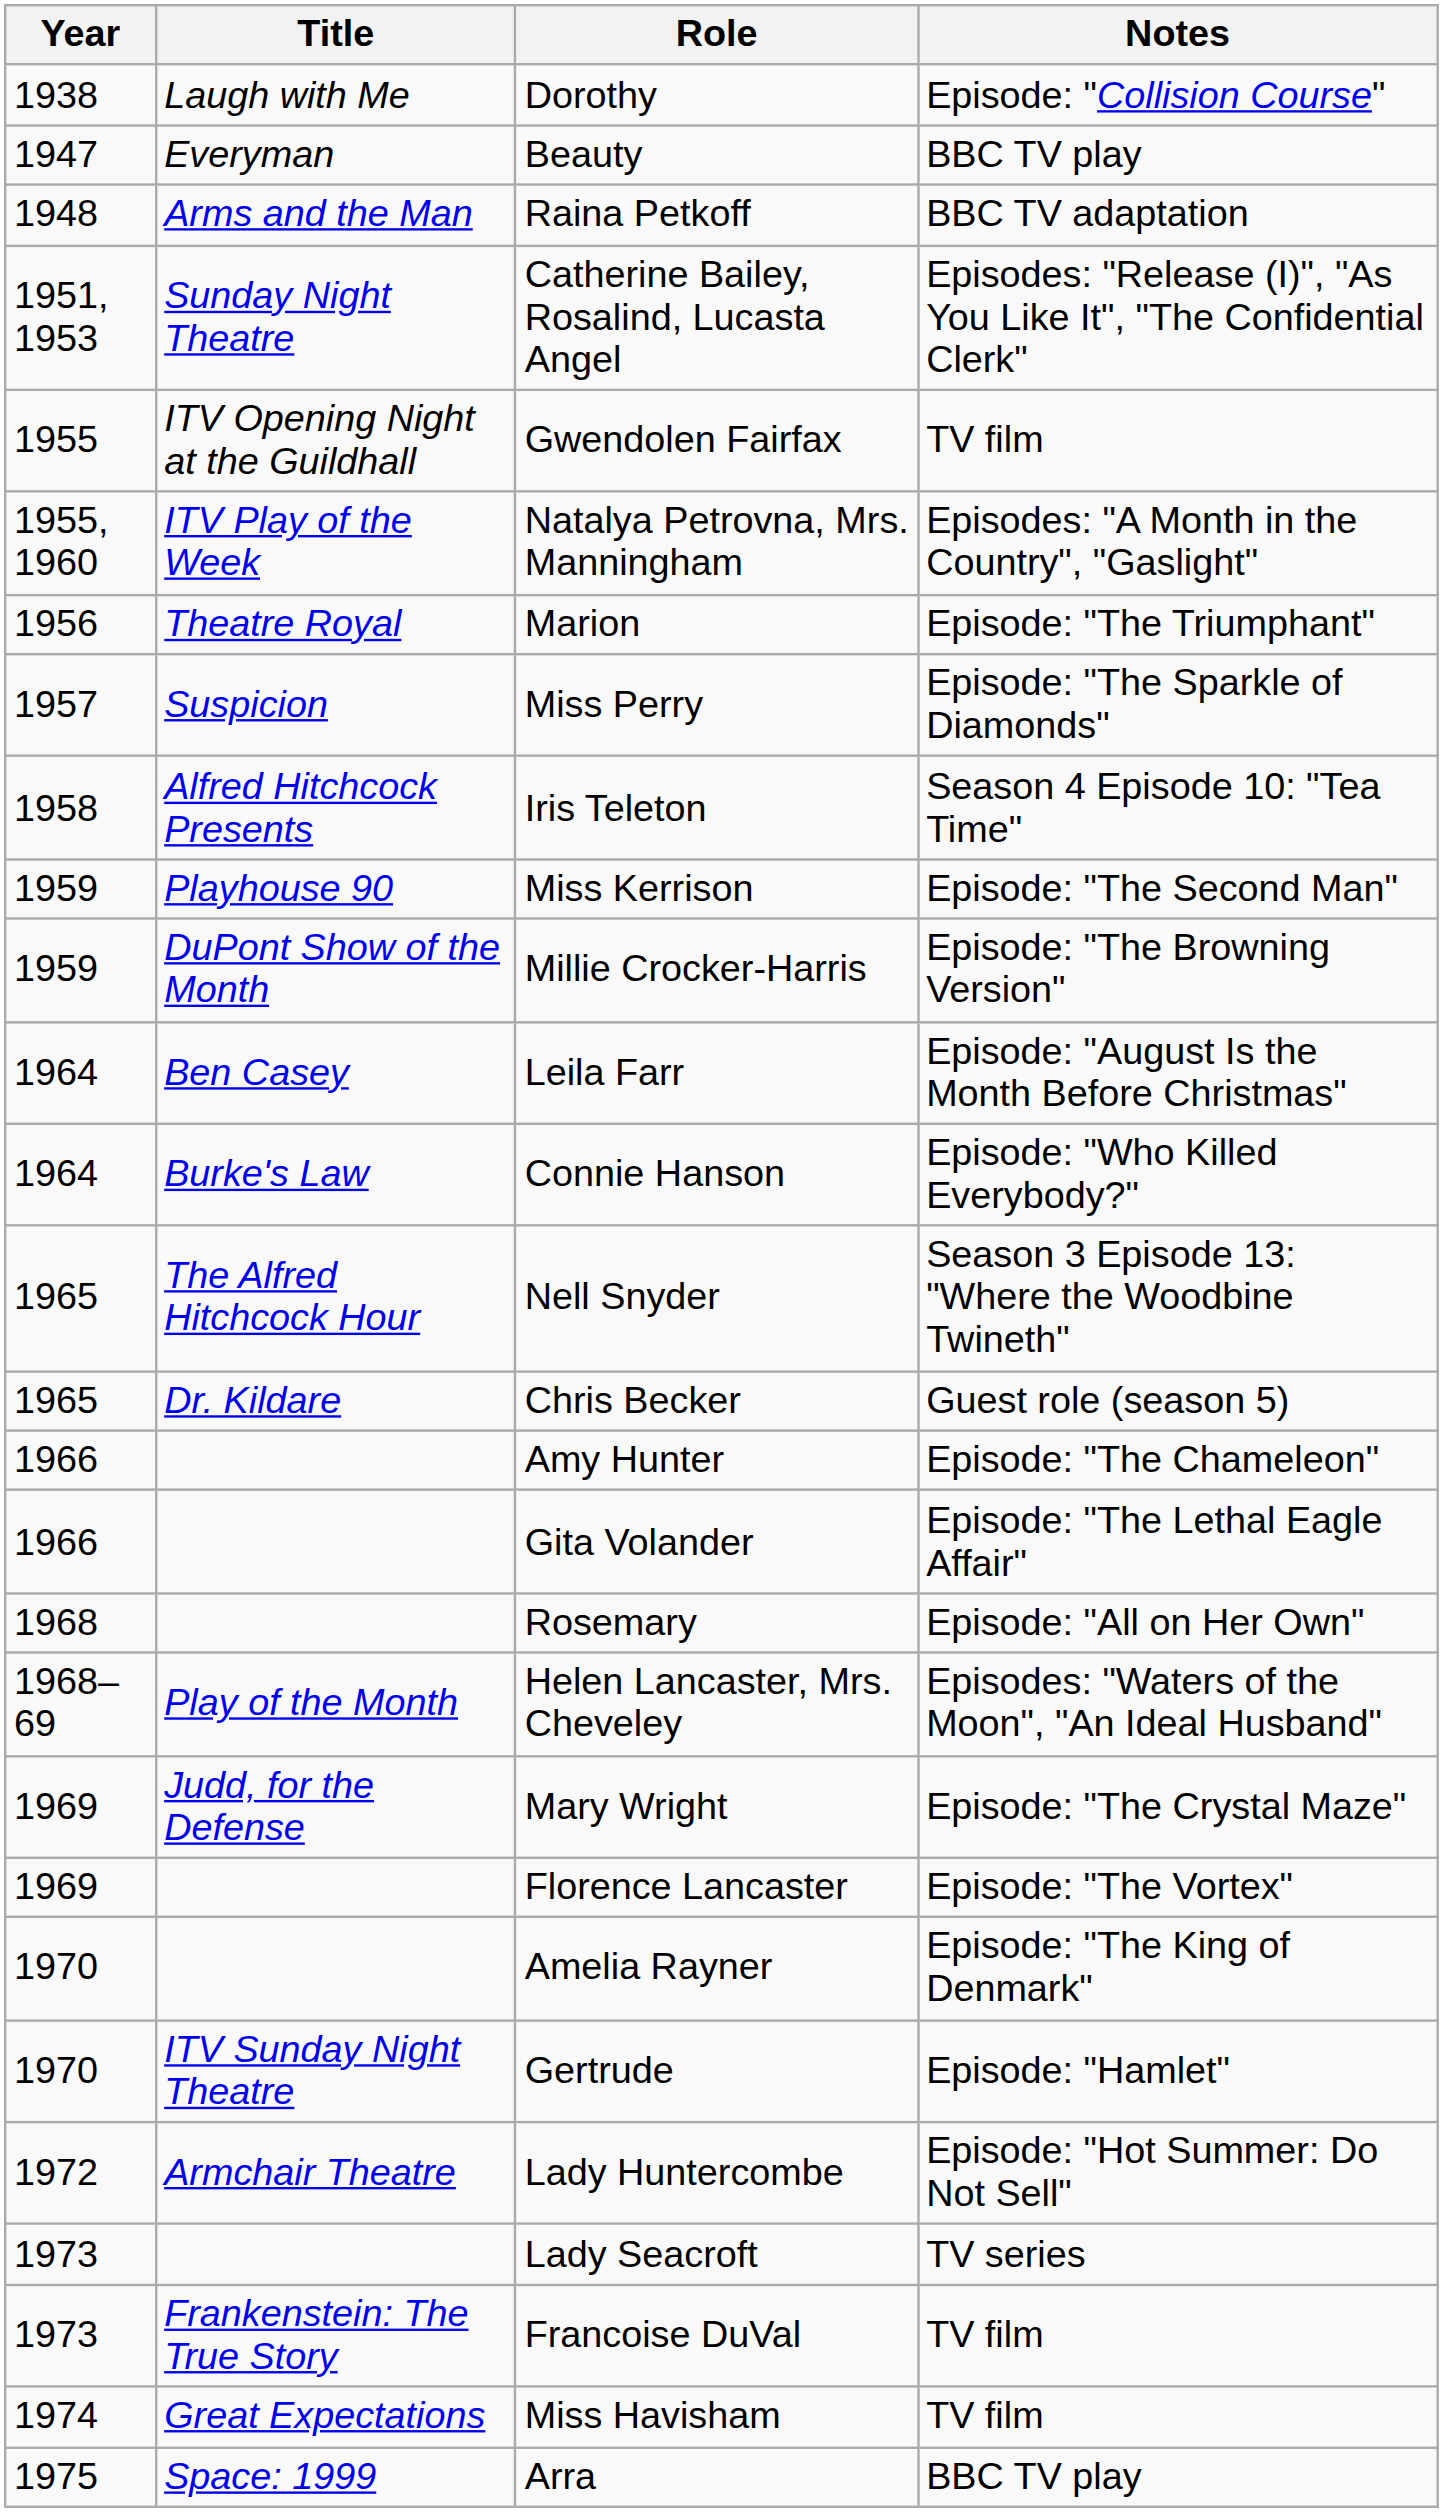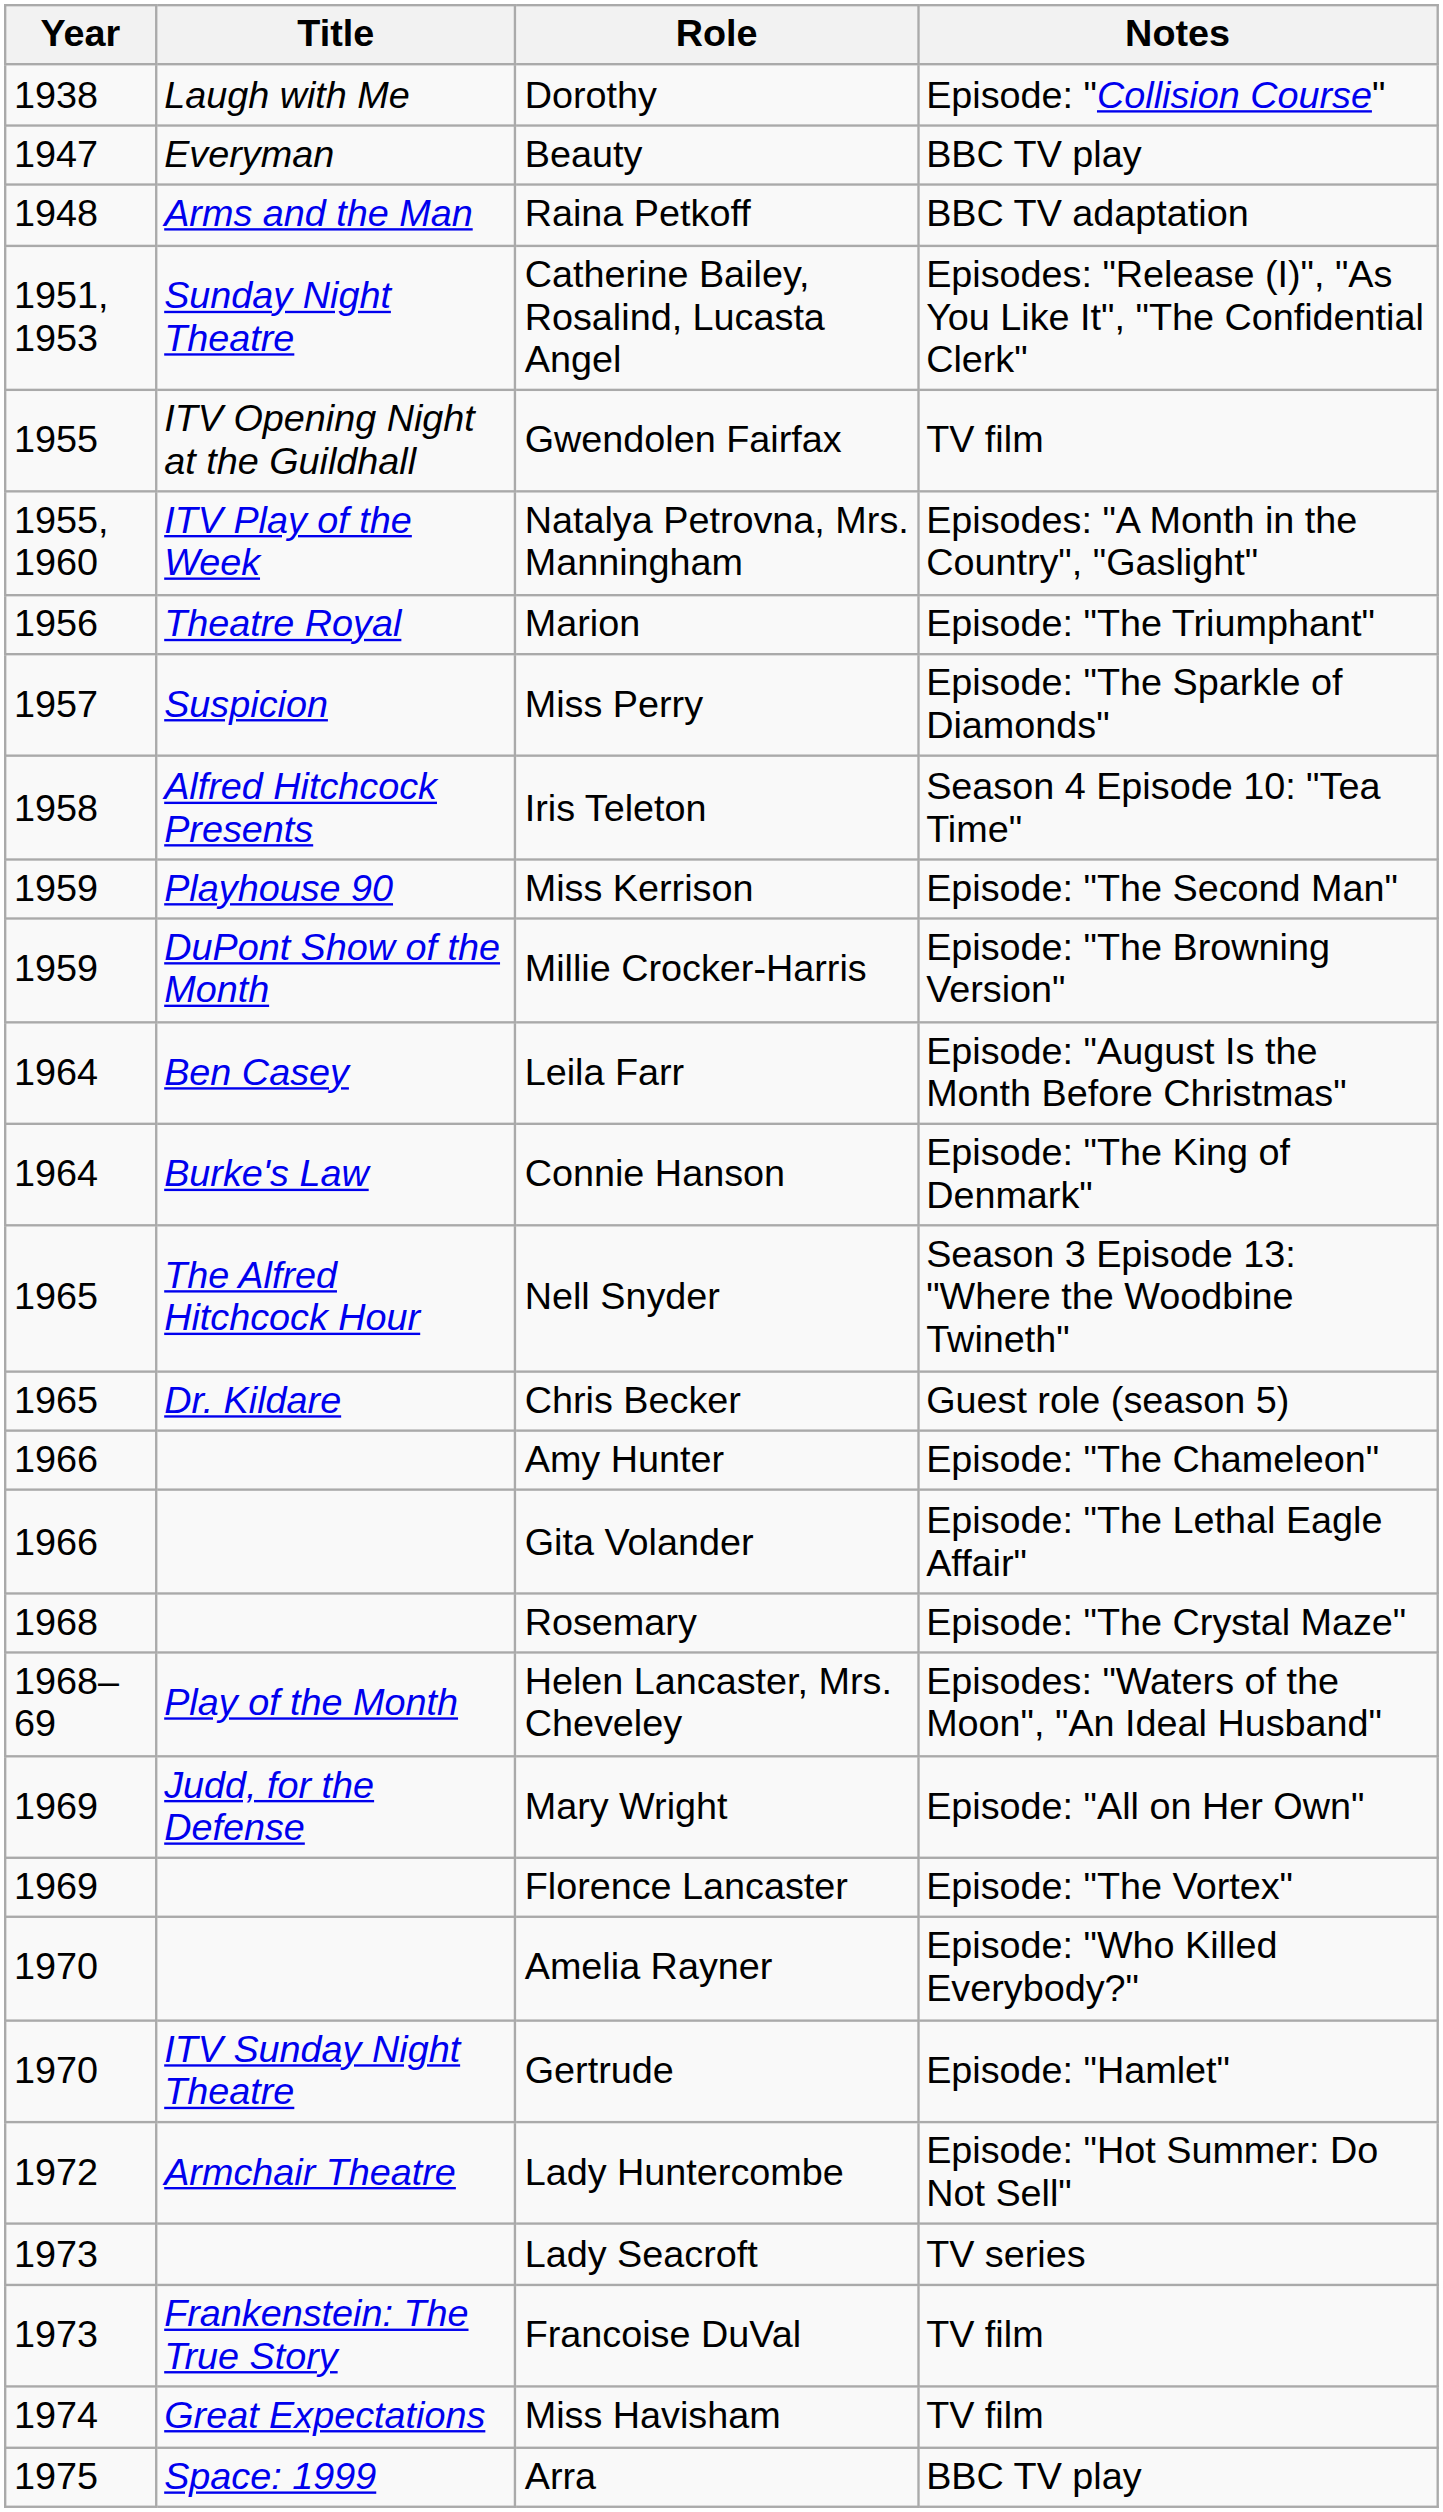(1102, 1174) Episode: "Who Killed Everybody?" -> (1108, 1174) Episode: "The King of Denmark"
(1145, 1622) Episode: "All on Her Own" -> (1166, 1622) Episode: "The Crystal Maze"
(1166, 1805) Episode: "The Crystal Maze" -> (1145, 1805) Episode: "All on Her Own"
(1108, 1967) Episode: "The King of Denmark" -> (1102, 1967) Episode: "Who Killed Everybody?"
